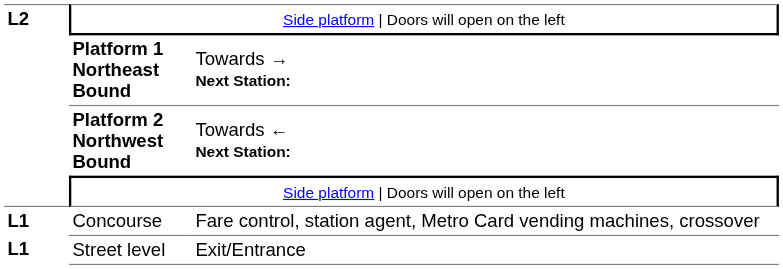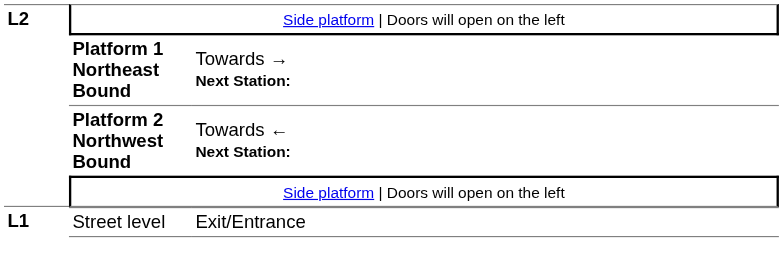- row: (117, 220)
